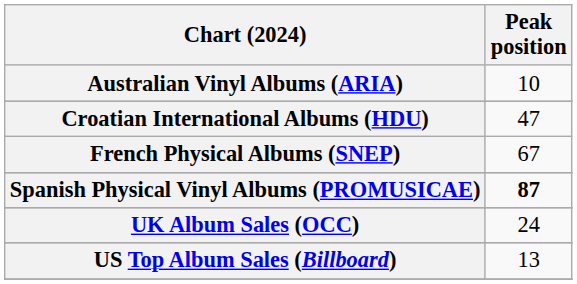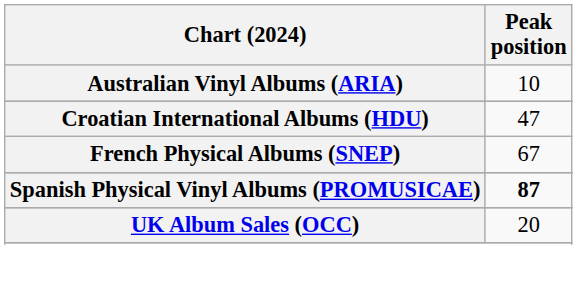(529, 225) 24 -> (529, 225) 20
- row: (245, 260)
